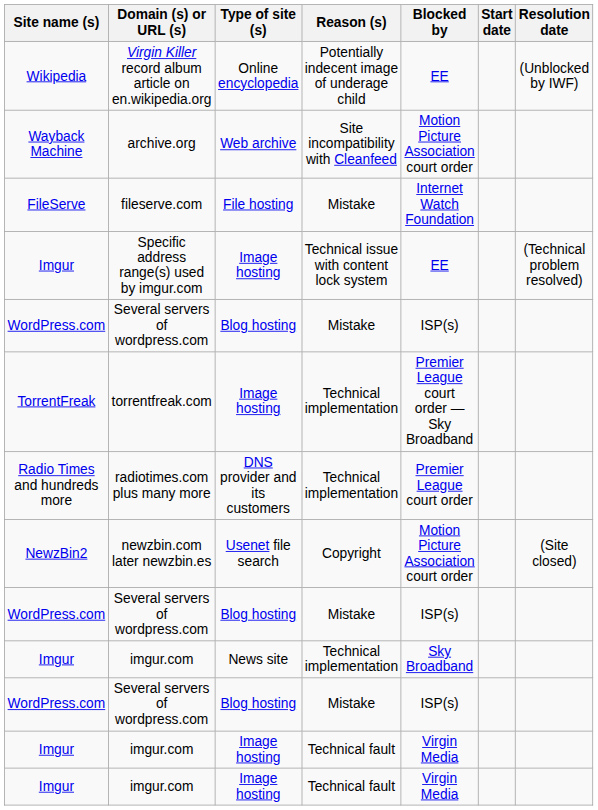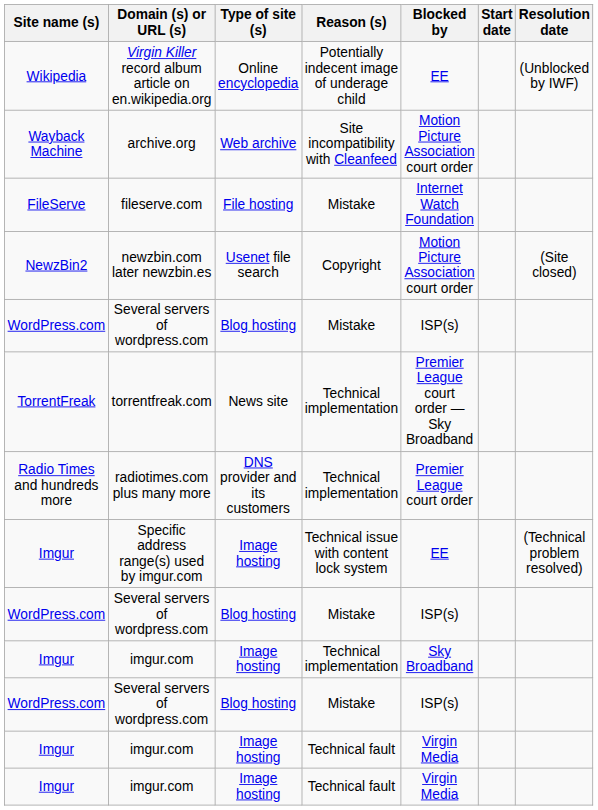rows swapped: (162, 553) <-> (162, 265)
(258, 401) Image hosting -> (258, 401) News site
(258, 659) News site -> (258, 659) Image hosting
